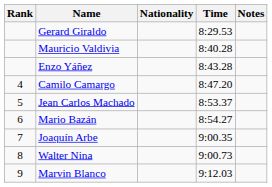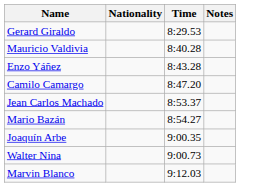- column: (20, 13)
